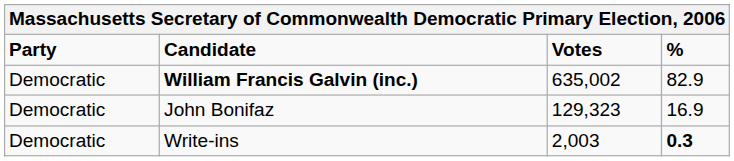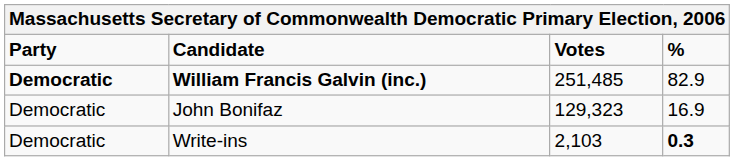(57, 79) normal -> (61, 79) bold
(586, 79) 635,002 -> (589, 79) 251,485
(576, 140) 2,003 -> (578, 140) 2,103
